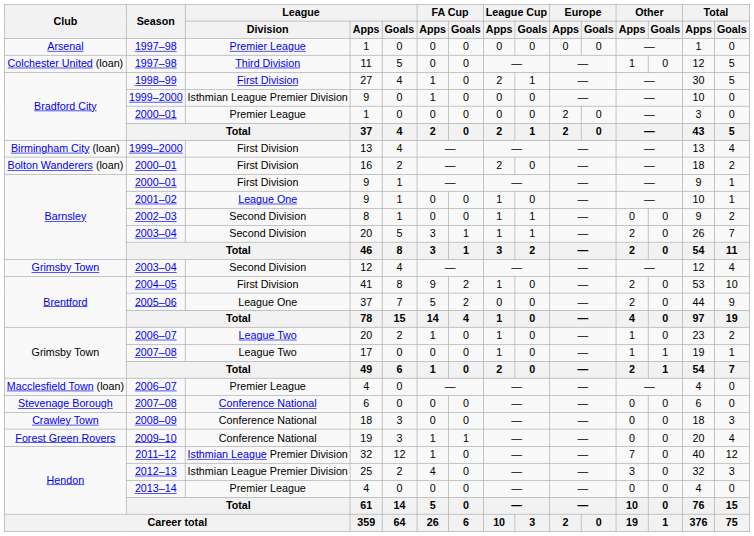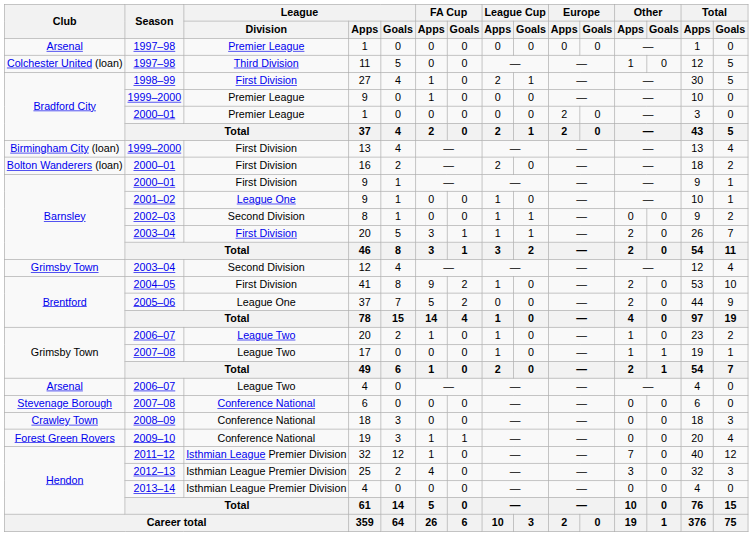(268, 98) Isthmian League Premier Division -> (266, 98) Premier League
(268, 234) Second Division -> (266, 234) First Division
(65, 387) Macclesfield Town (loan) -> (65, 387) Arsenal
(268, 387) Premier League -> (266, 387) League Two
(268, 489) Premier League -> (266, 489) Isthmian League Premier Division
